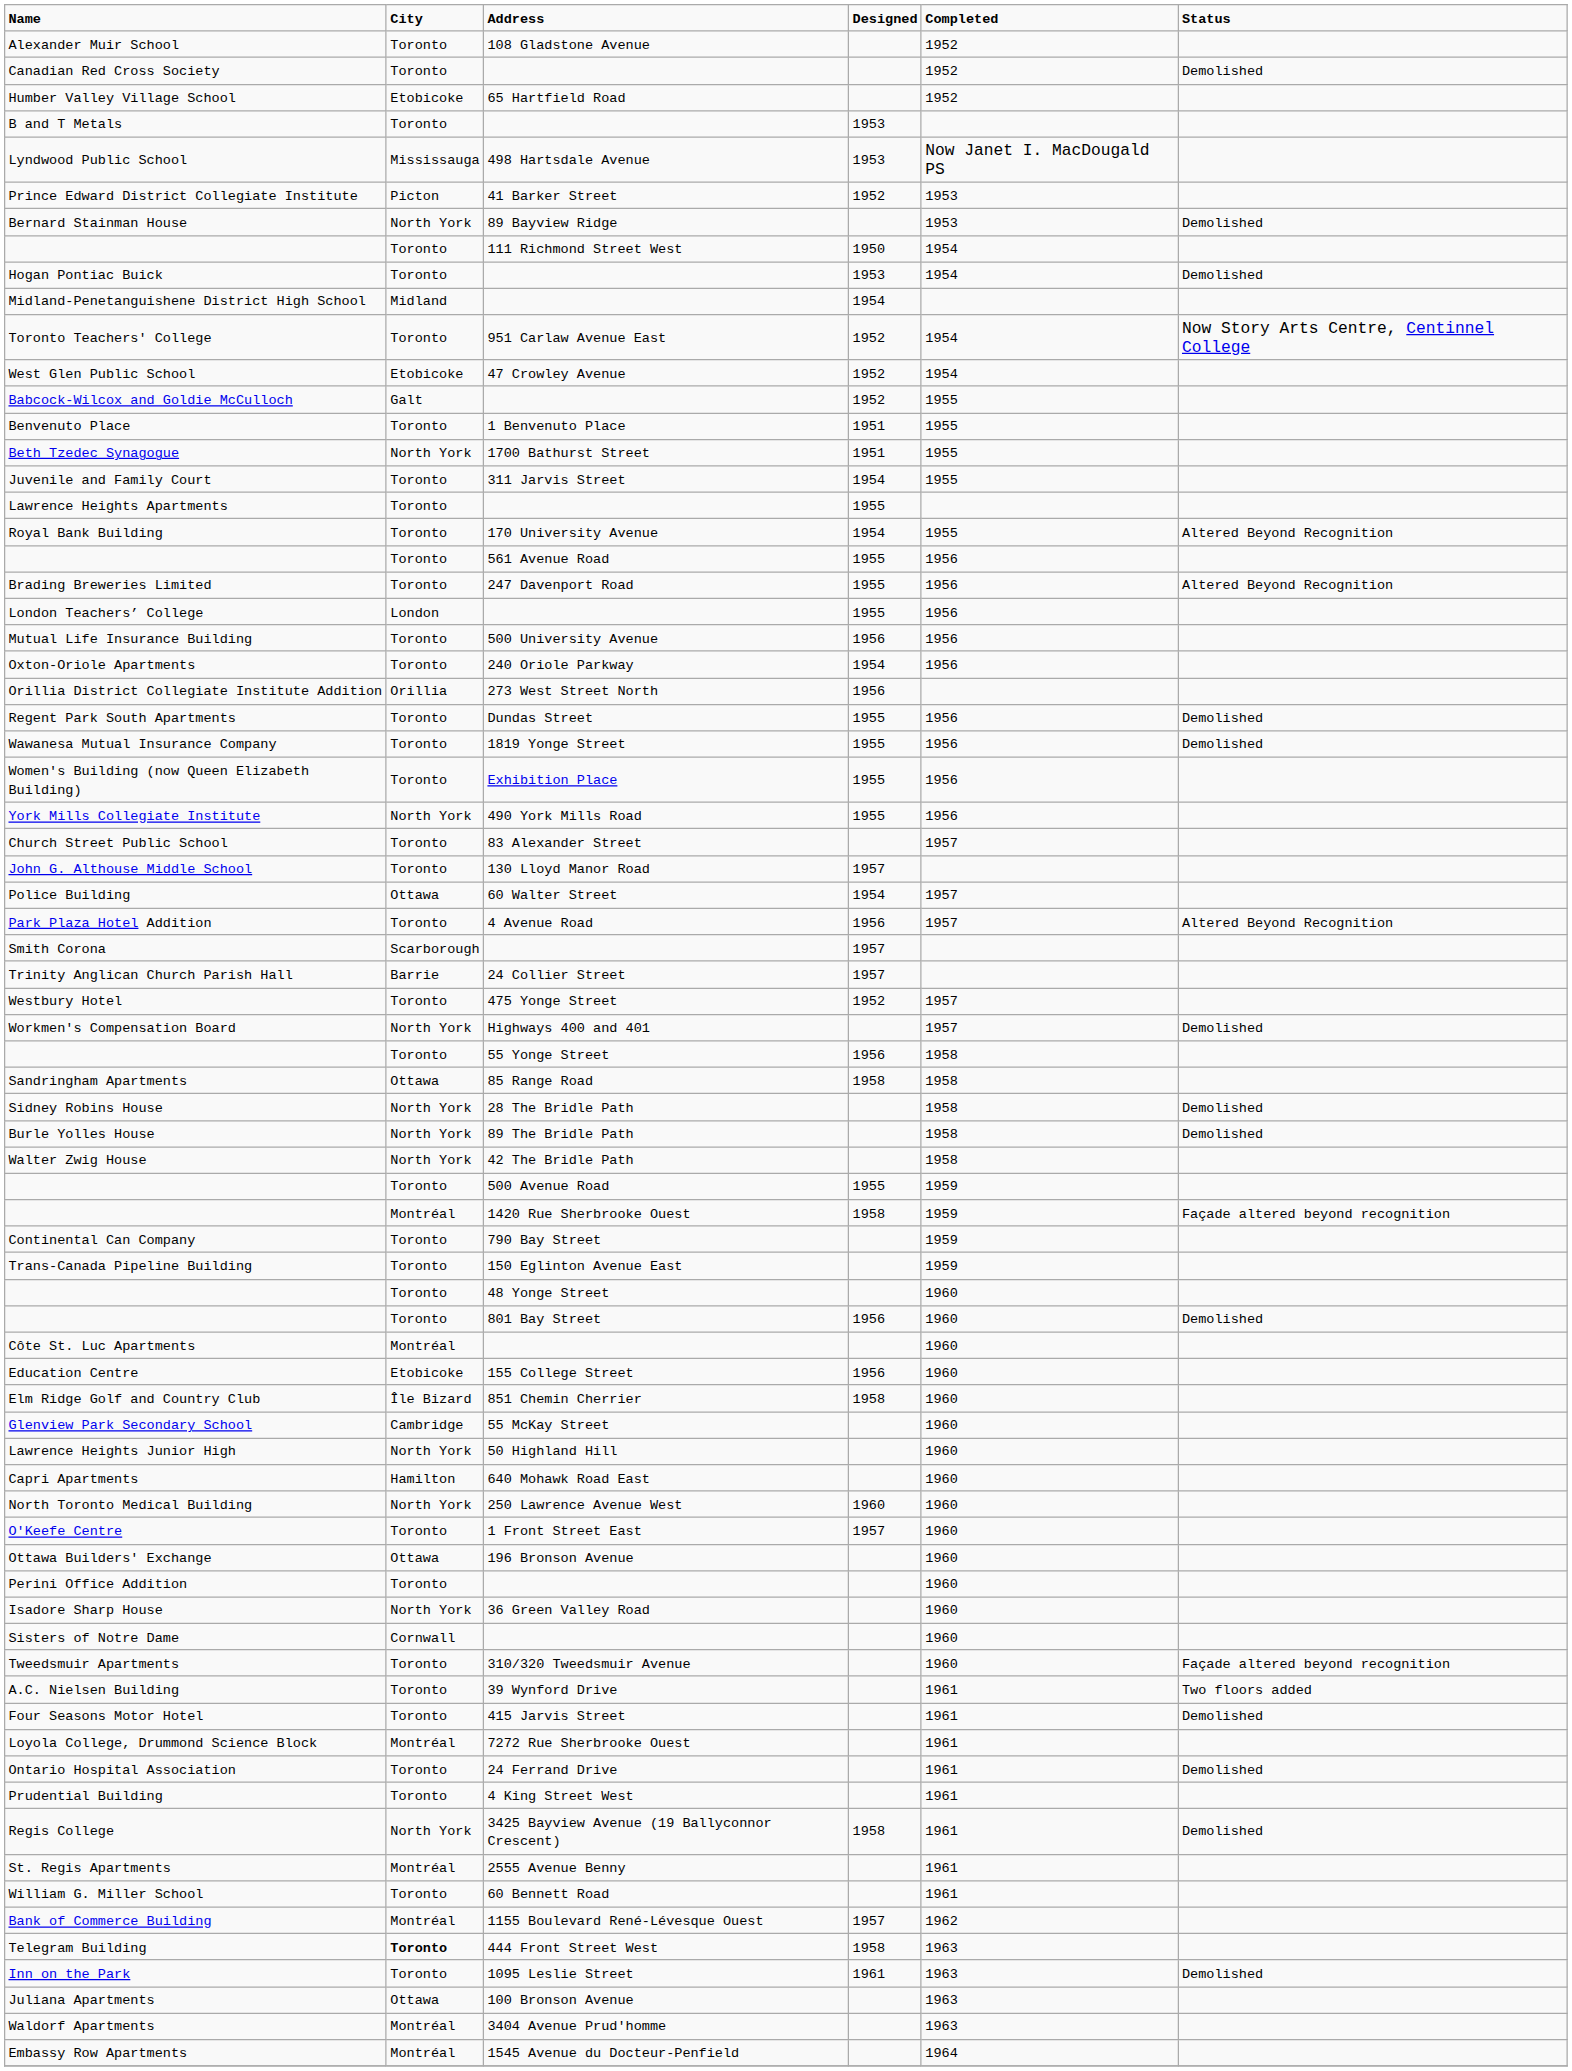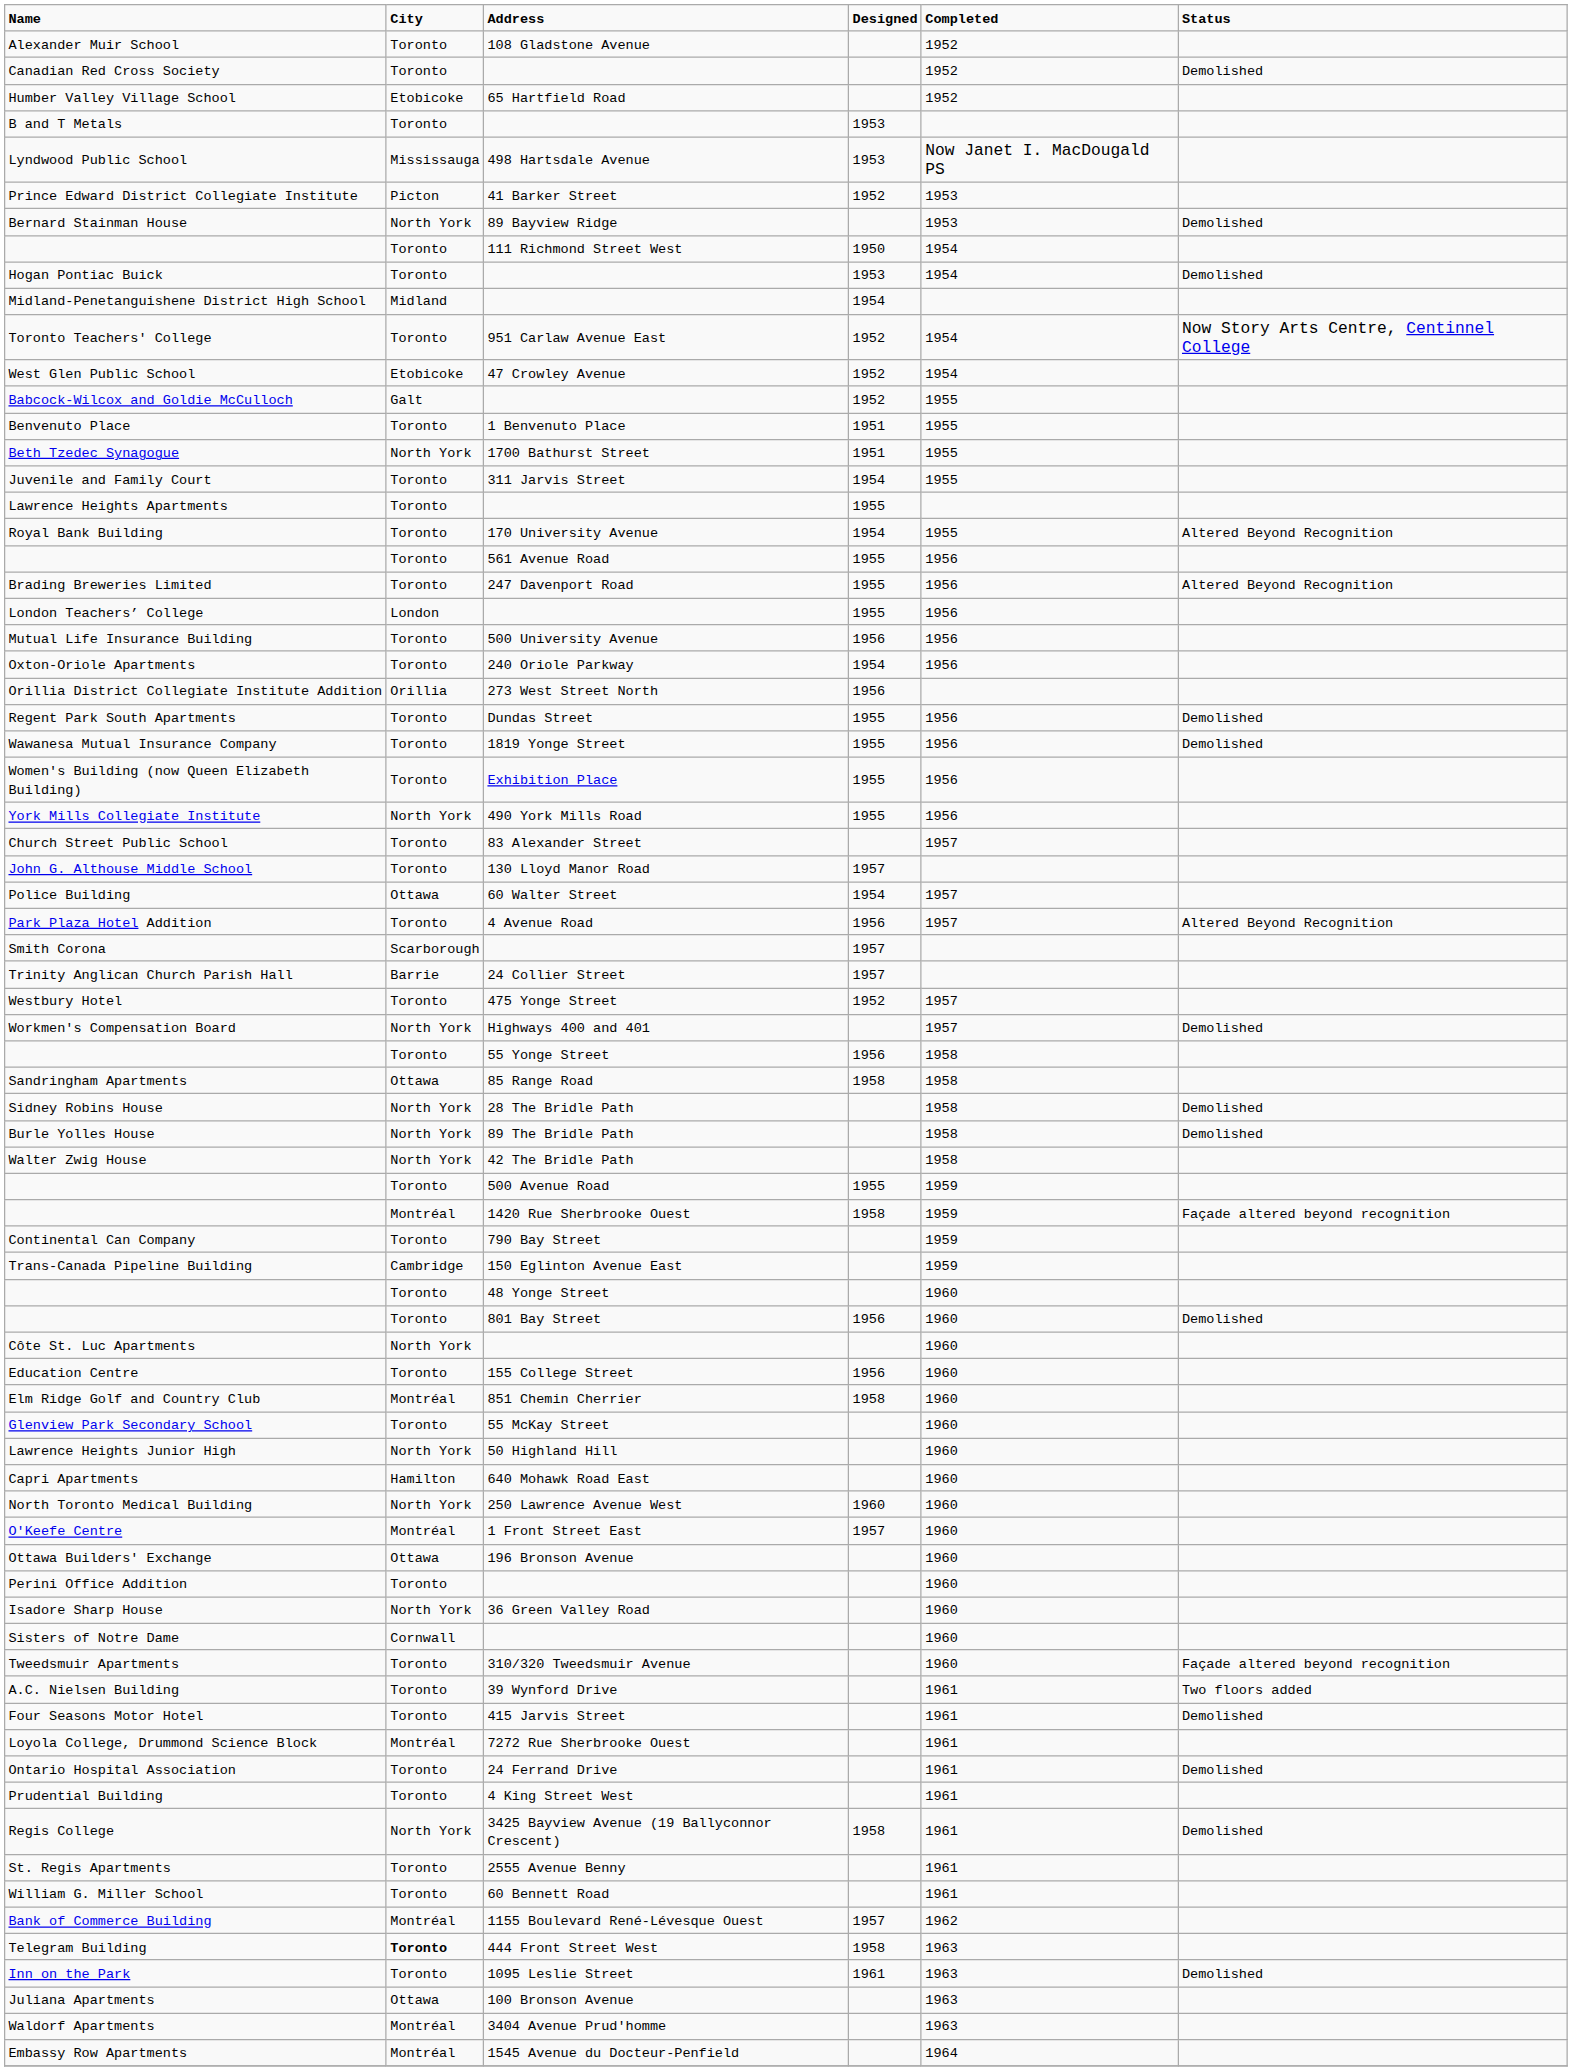(419, 1267) Toronto -> (427, 1267) Cambridge
(423, 1346) Montréal -> (431, 1346) North York
(427, 1372) Etobicoke -> (419, 1372) Toronto
(431, 1399) Île Bizard -> (423, 1399) Montréal
(427, 1425) Cambridge -> (419, 1425) Toronto
(419, 1531) Toronto -> (423, 1531) Montréal
(423, 1868) Montréal -> (419, 1868) Toronto
